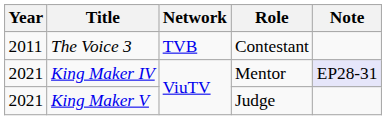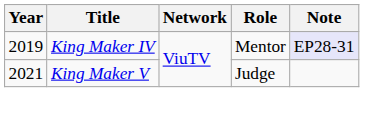- row: (91, 45)
(26, 73) 2021 -> (26, 45) 2019
